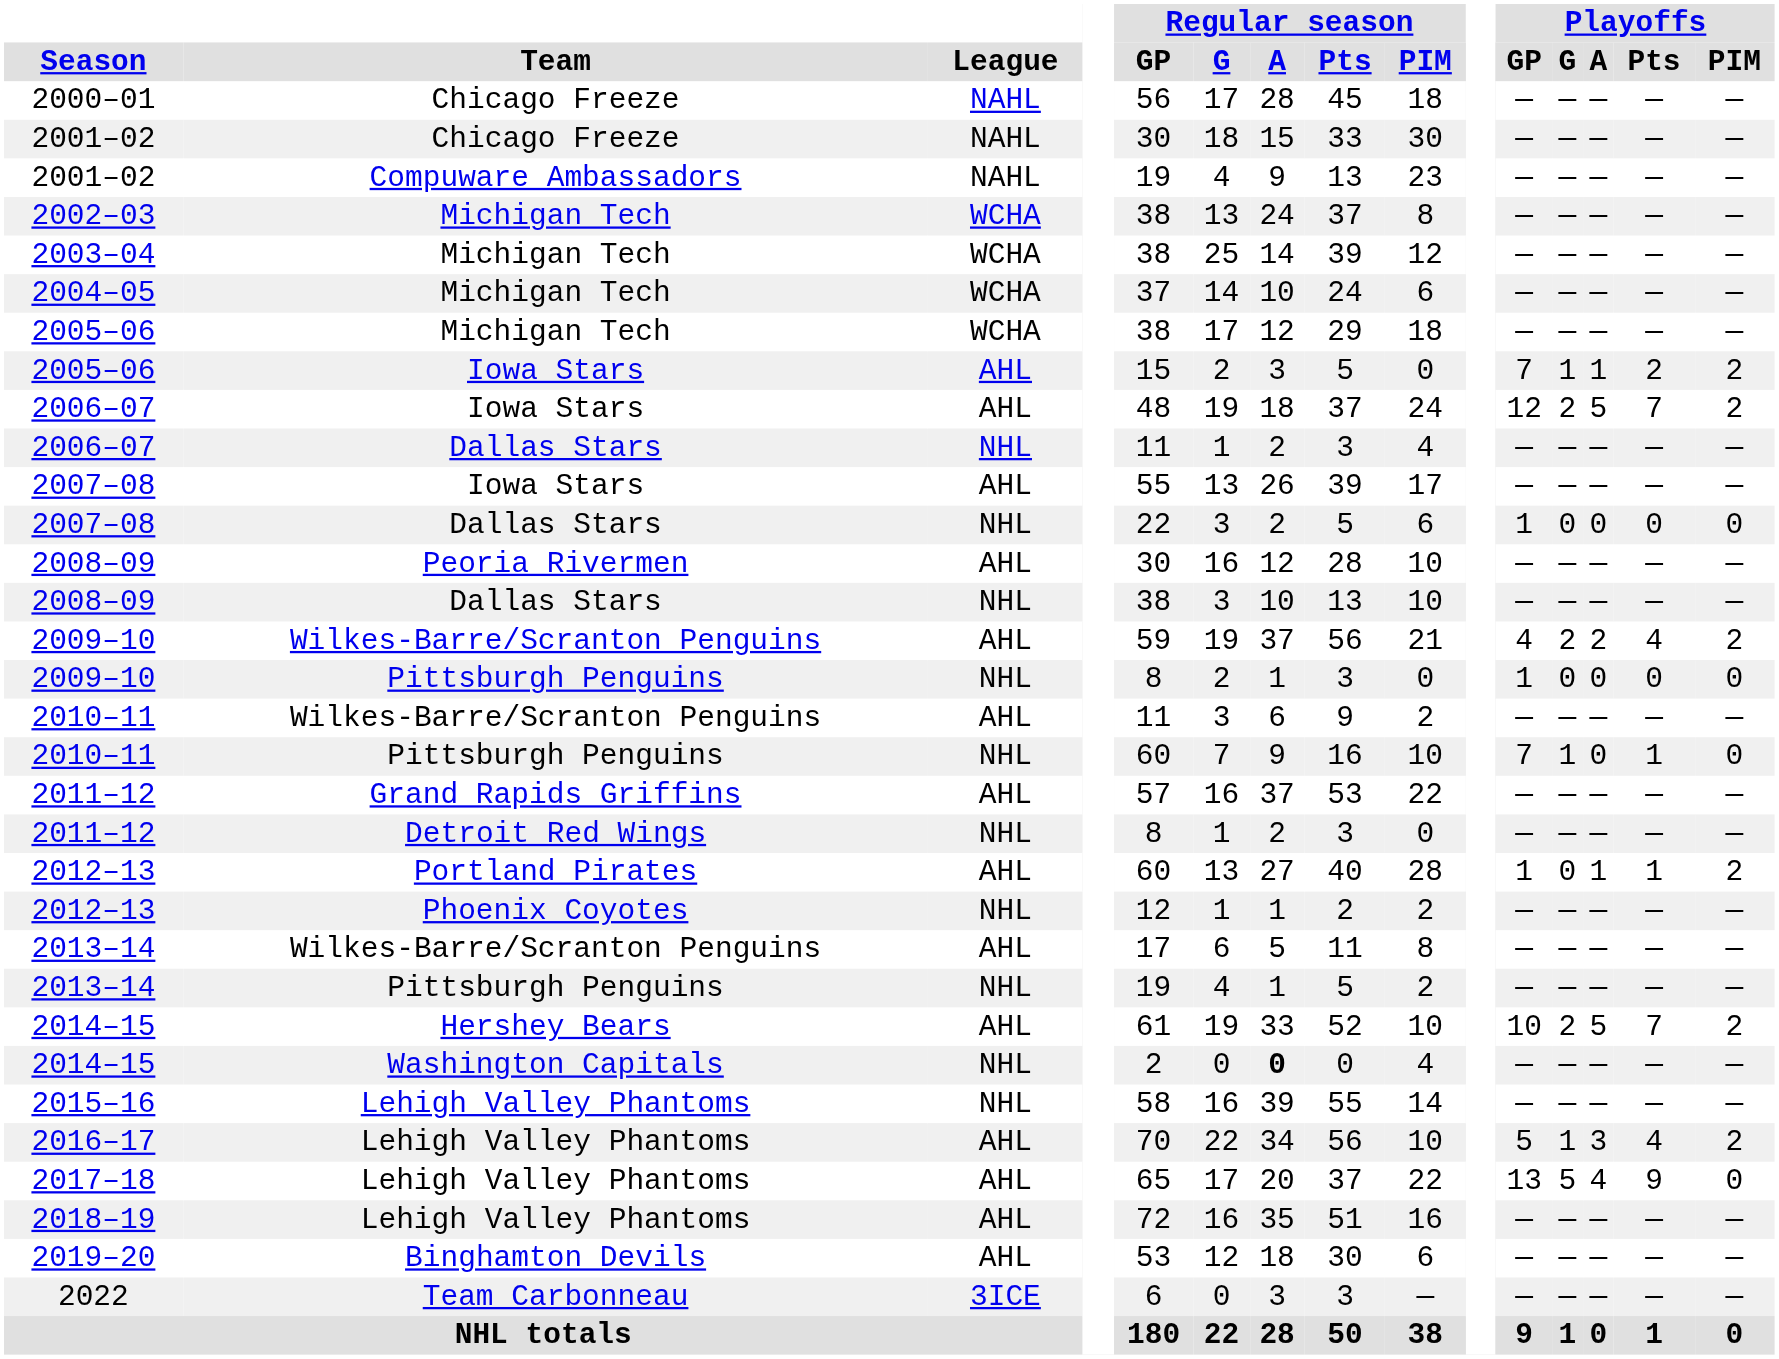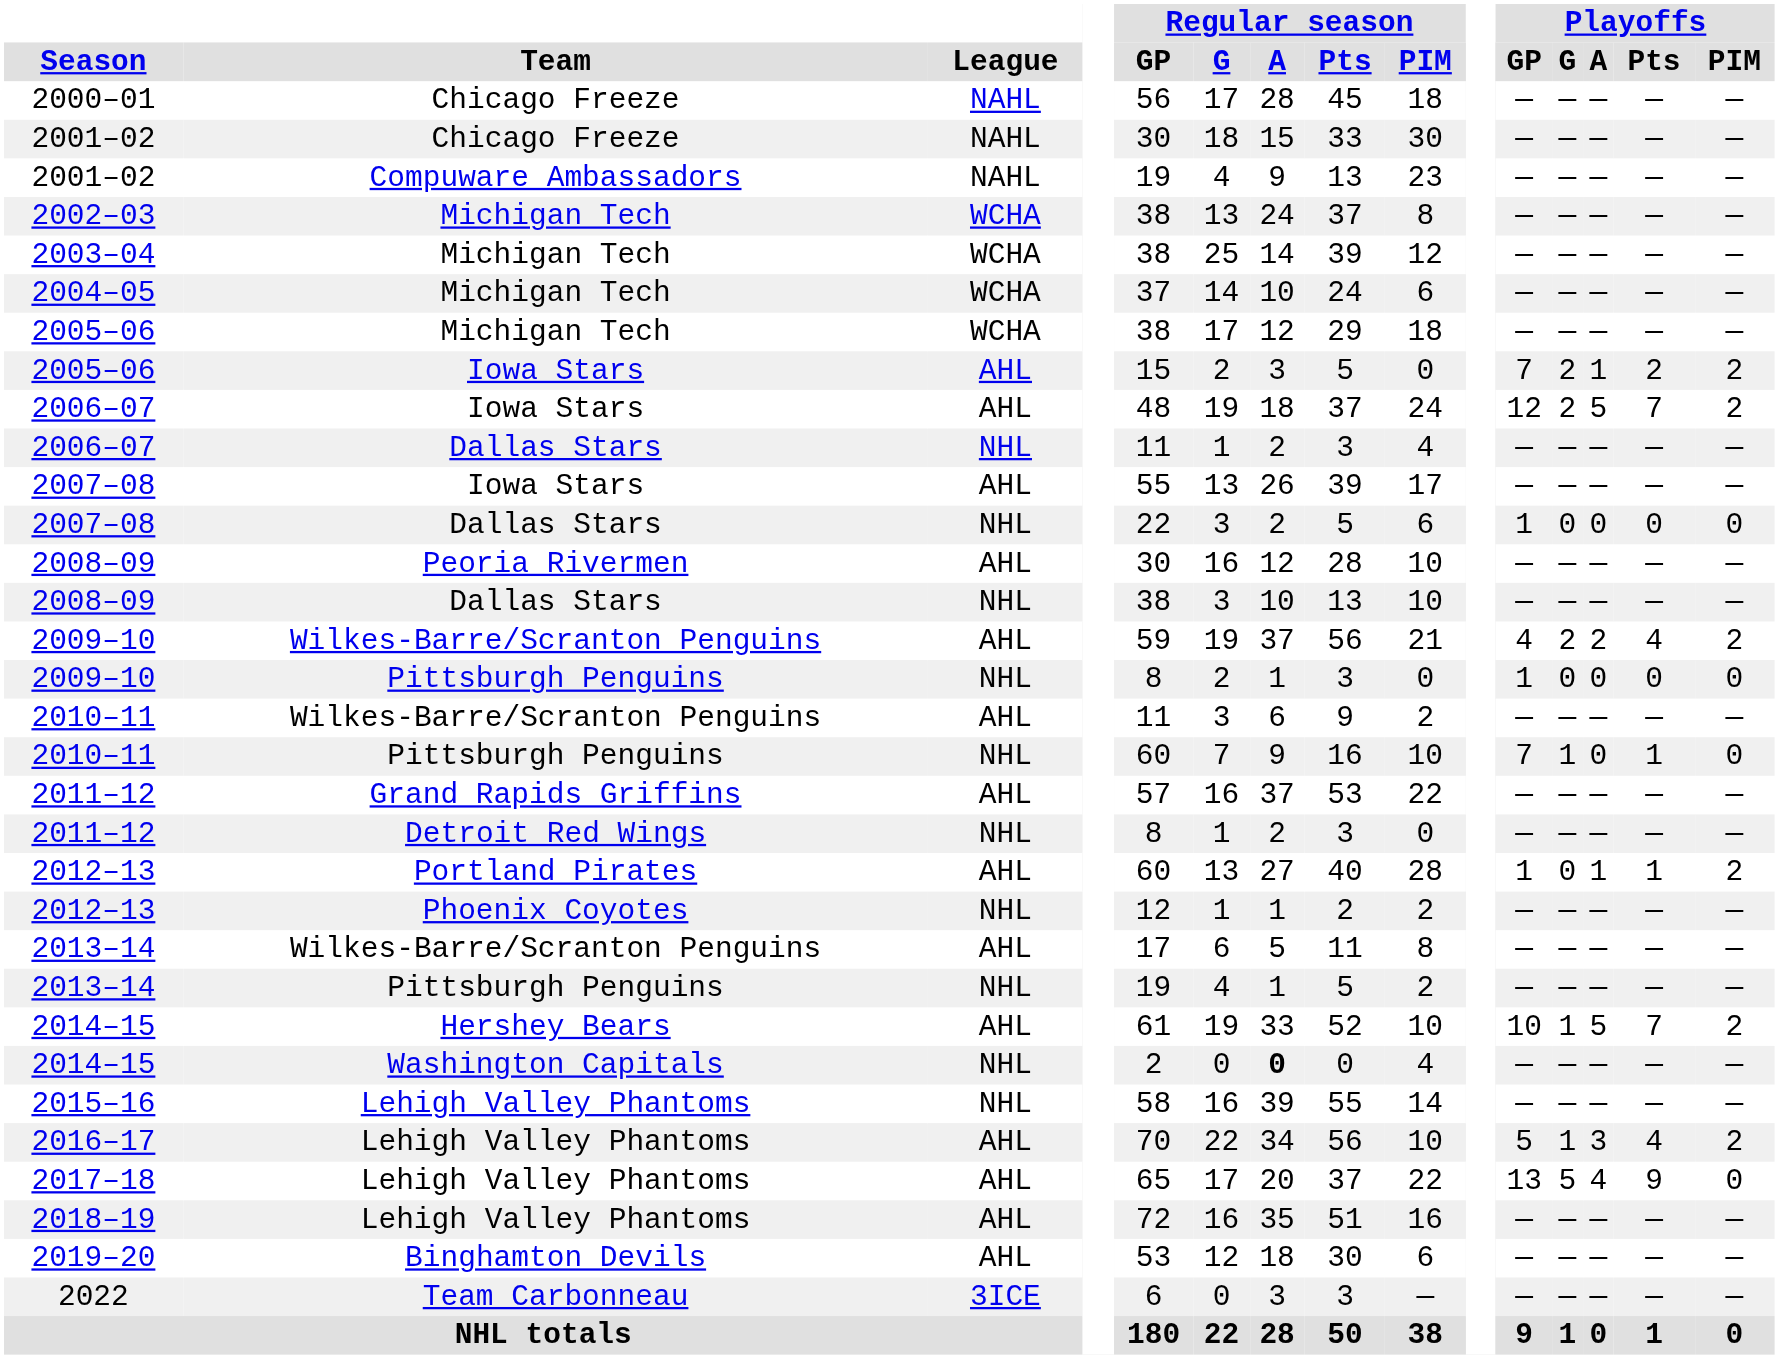(1567, 371) 1 -> (1567, 371) 2
(1567, 1027) 2 -> (1567, 1027) 1
